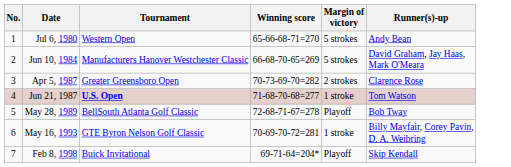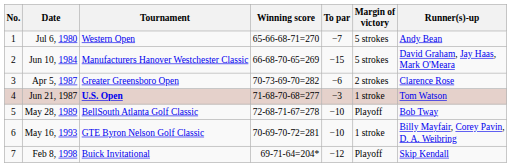+ column: (337, 18)
